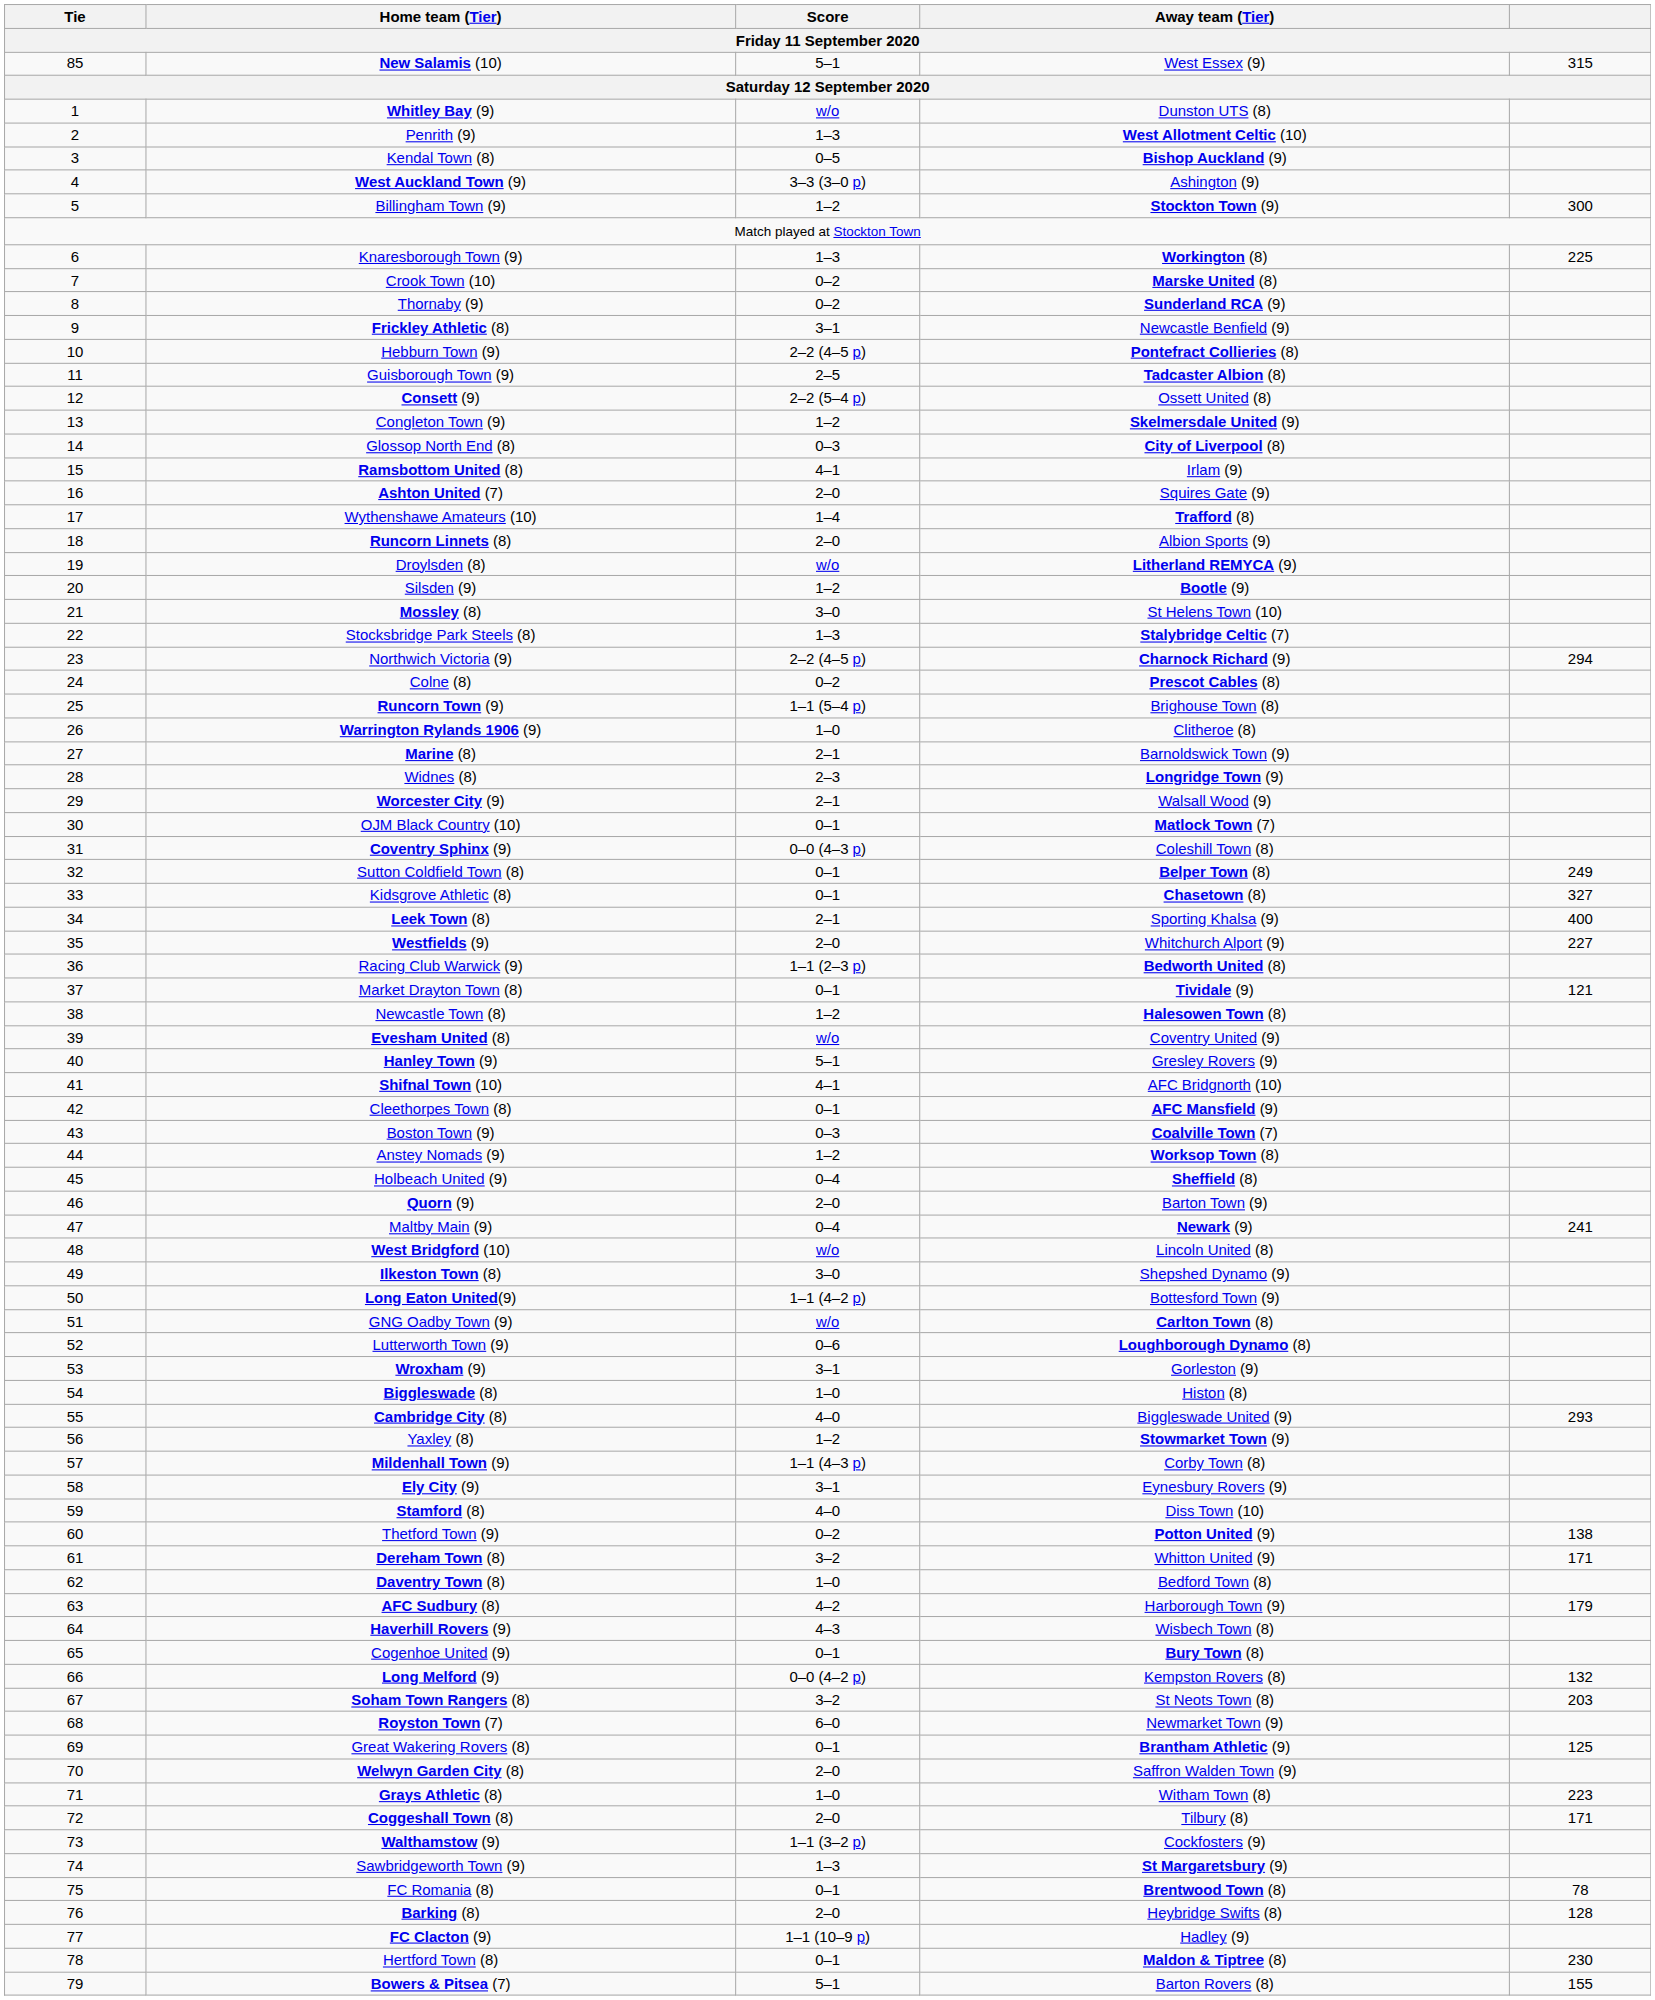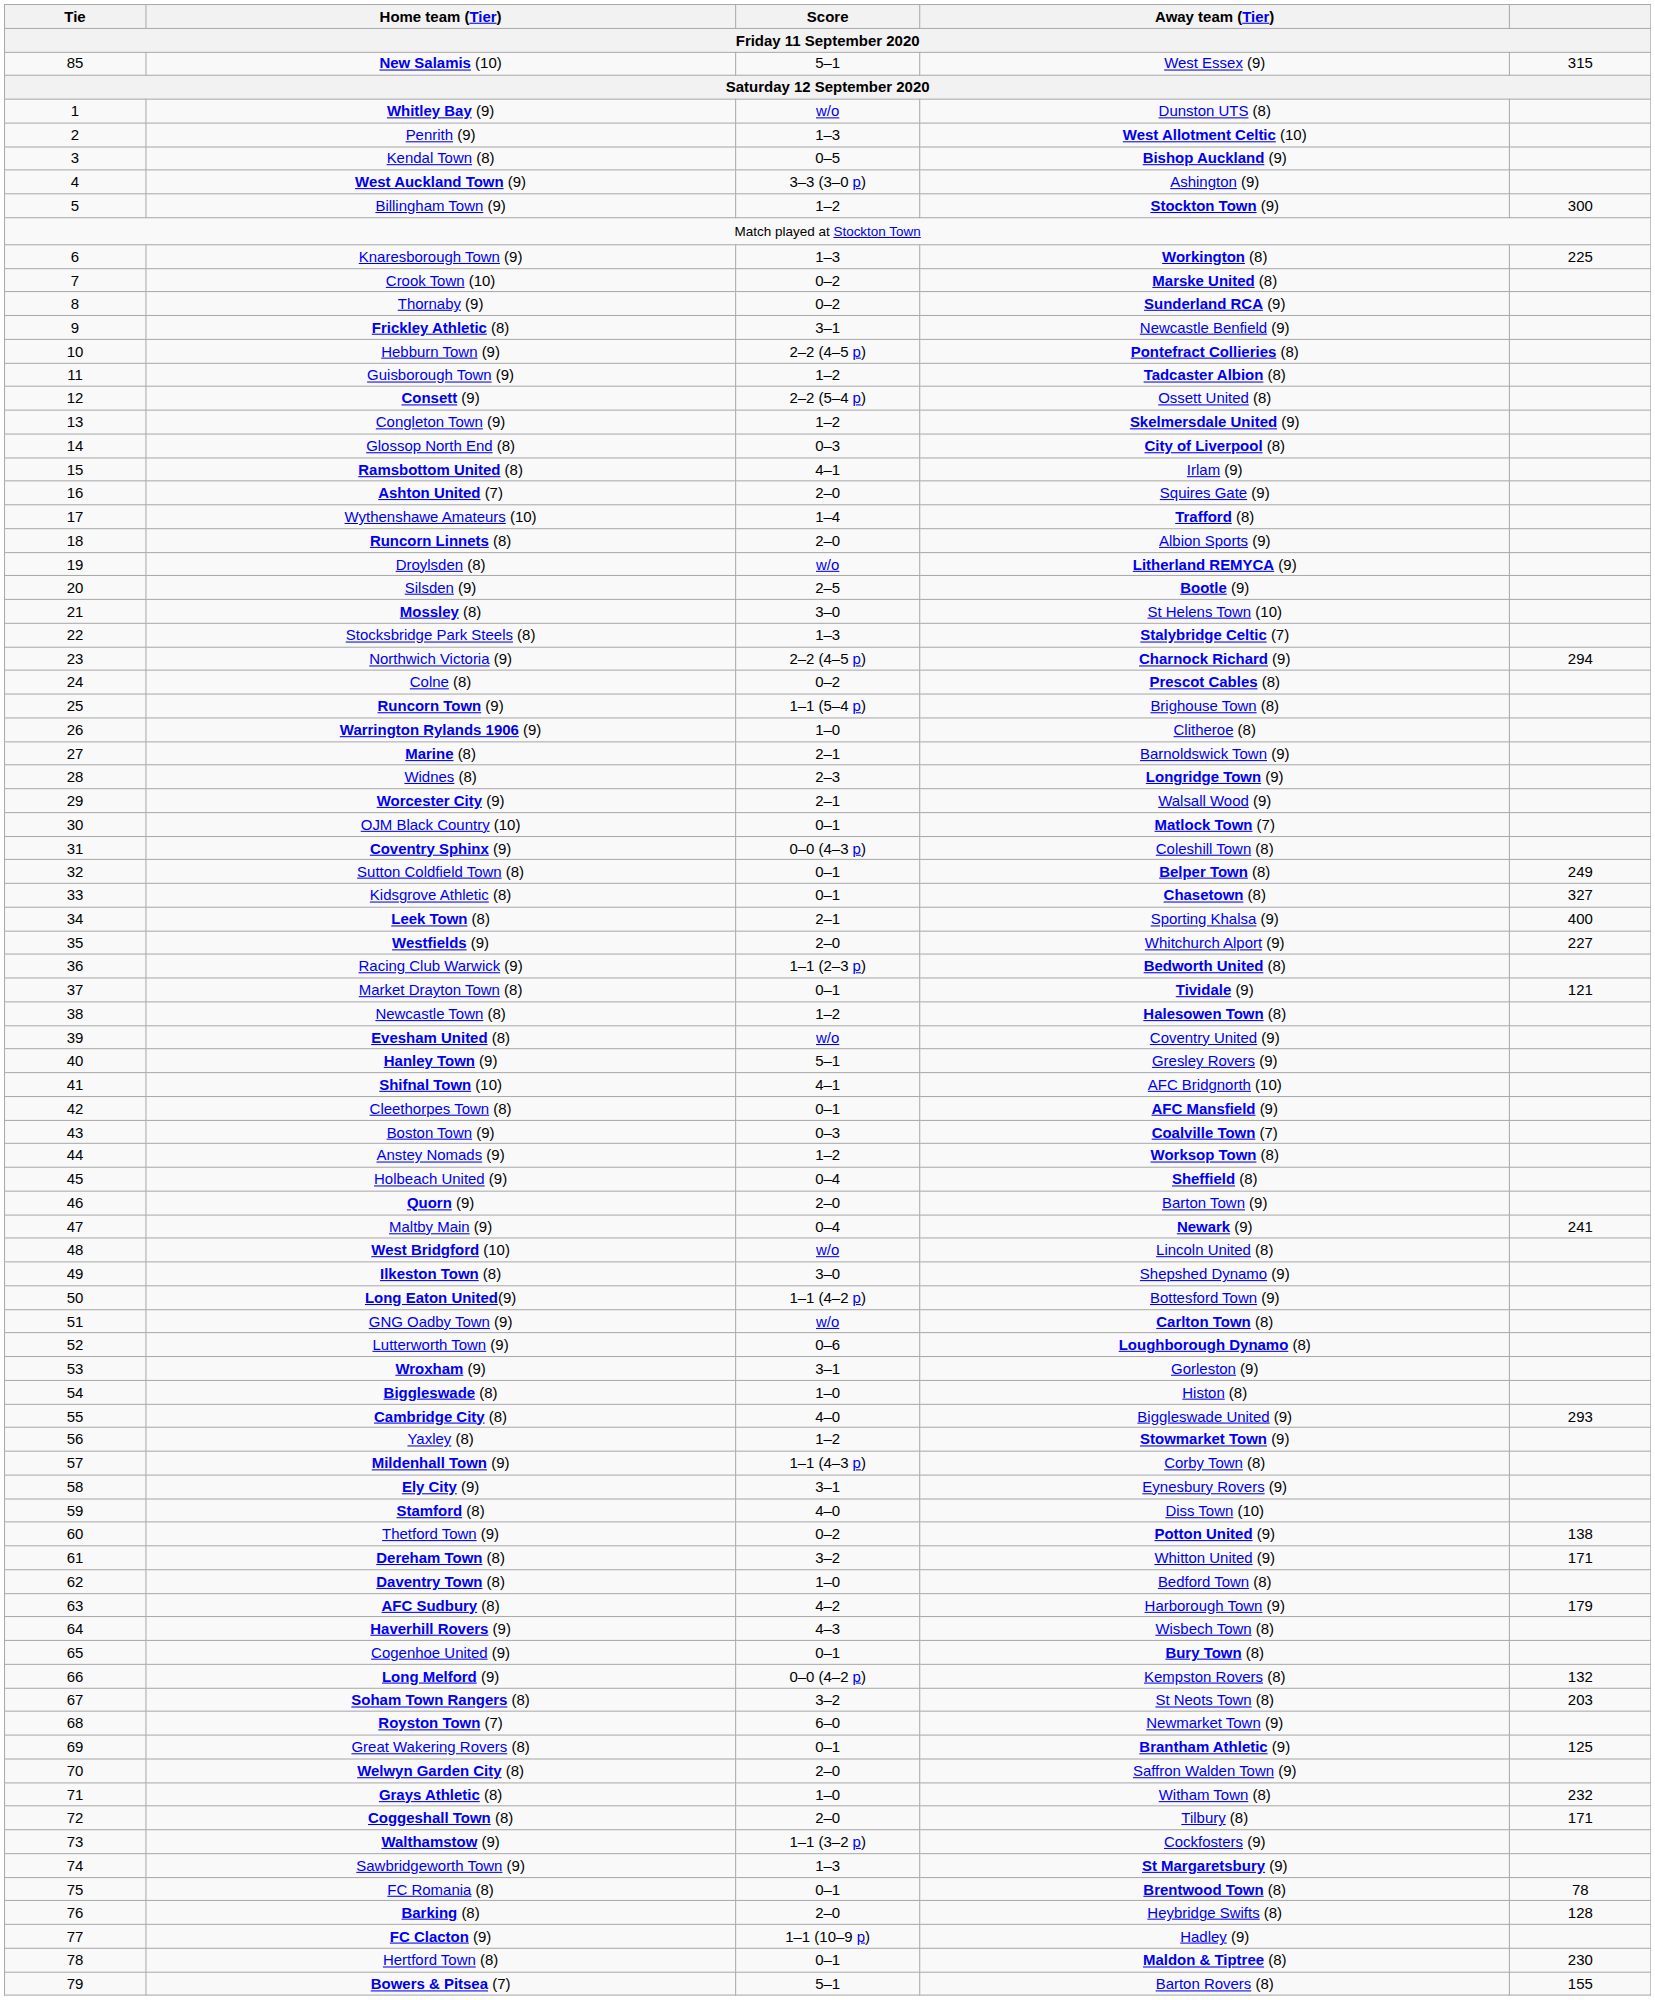(828, 375) 2–5 -> (828, 375) 1–2
(828, 588) 1–2 -> (828, 588) 2–5
(1580, 1795) 223 -> (1580, 1795) 232
